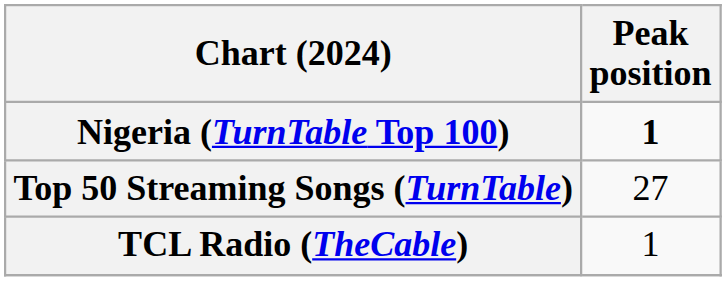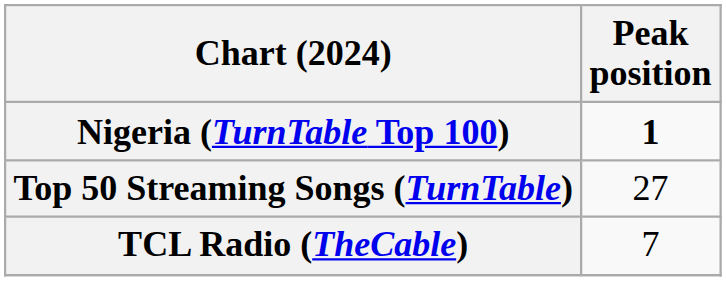(651, 244) 1 -> (651, 244) 7
